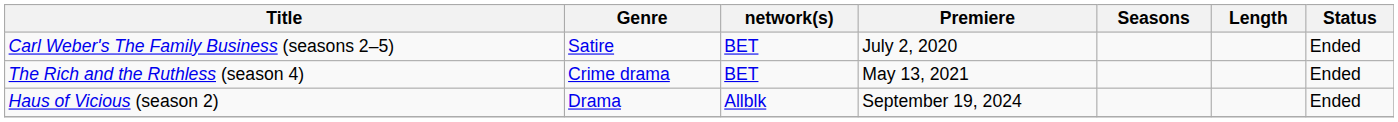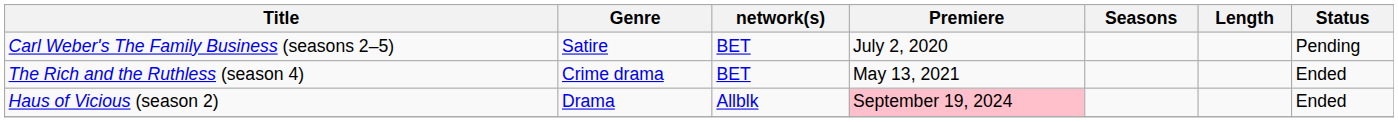(1335, 46) Ended -> (1328, 46) Pending
(942, 102) no background -> (933, 102) pink background
